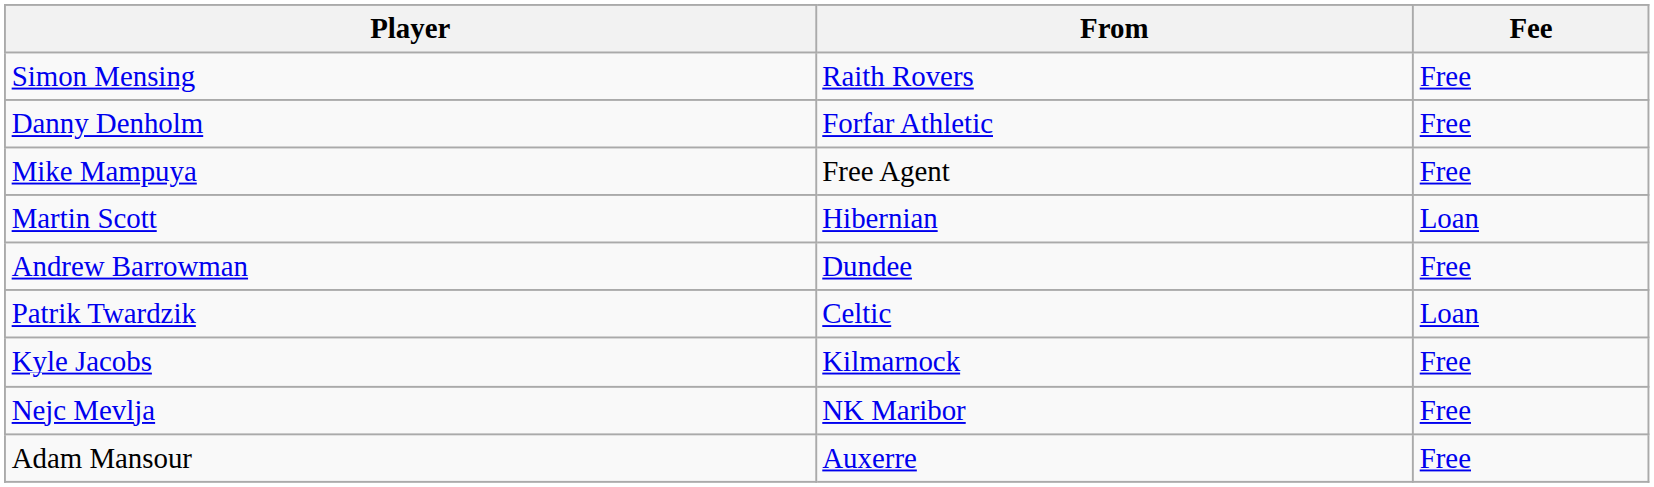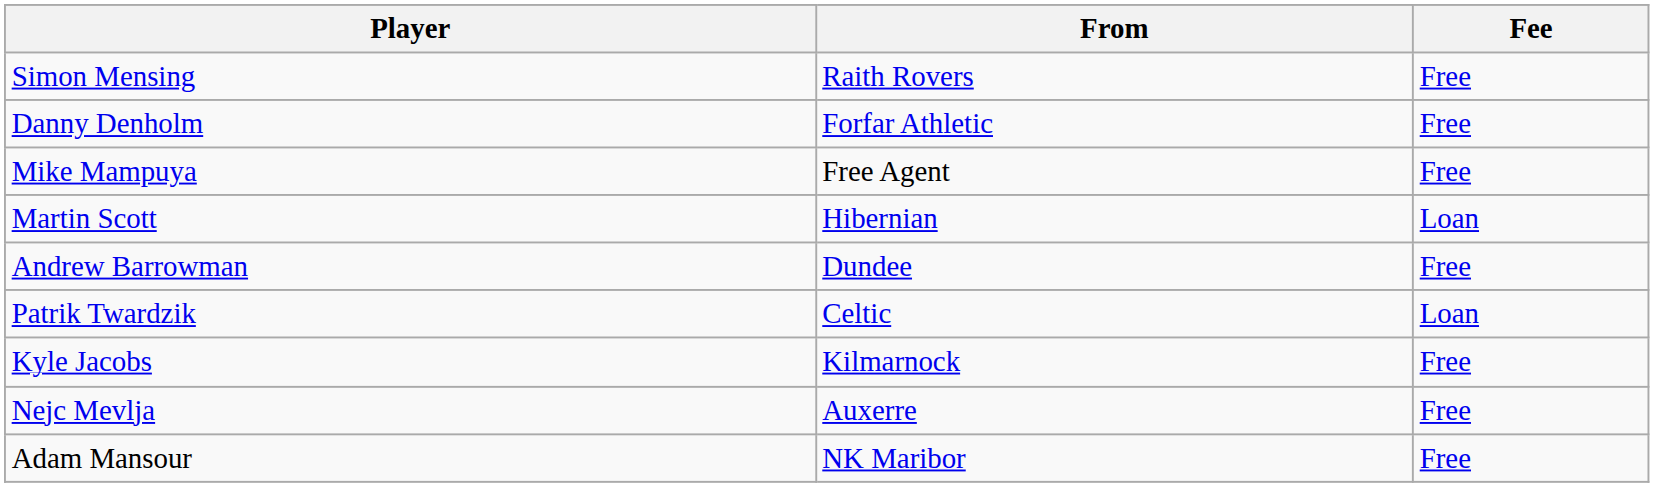(894, 409) NK Maribor -> (870, 409) Auxerre
(870, 457) Auxerre -> (894, 457) NK Maribor
